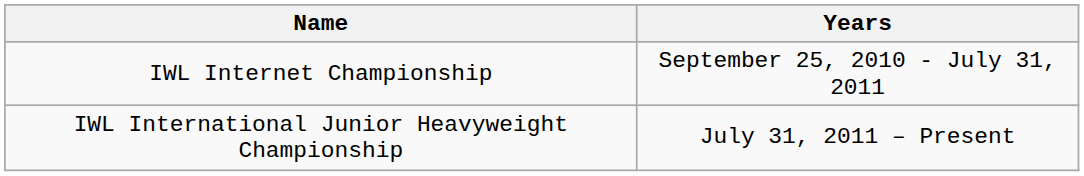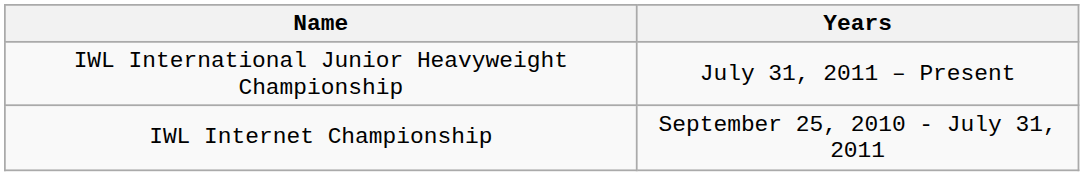rows swapped: (321, 74) <-> (321, 138)
